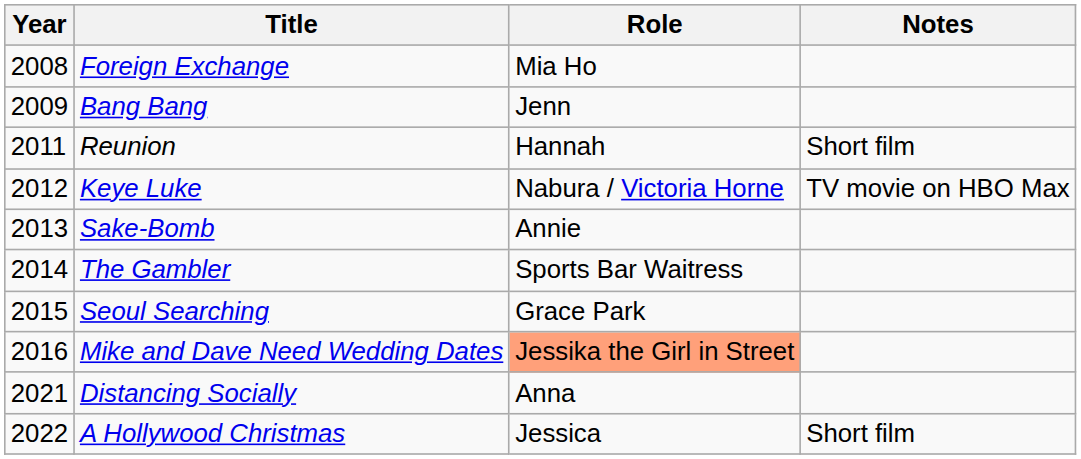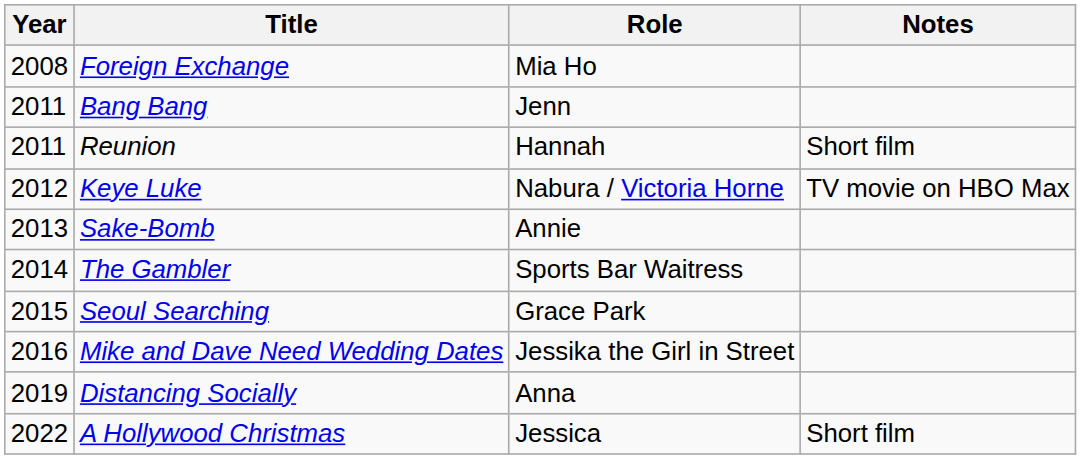(39, 106) 2009 -> (38, 106) 2011
(655, 351) lightsalmon background -> (655, 351) no background
(39, 392) 2021 -> (39, 392) 2019
